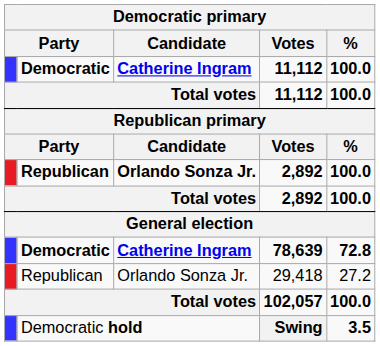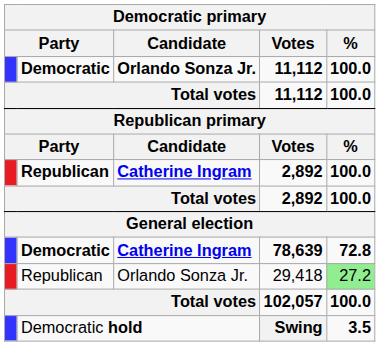(184, 69) Catherine Ingram -> (187, 69) Orlando Sonza Jr.
(187, 172) Orlando Sonza Jr. -> (184, 172) Catherine Ingram
(355, 276) no background -> (355, 276) lightgreen background
